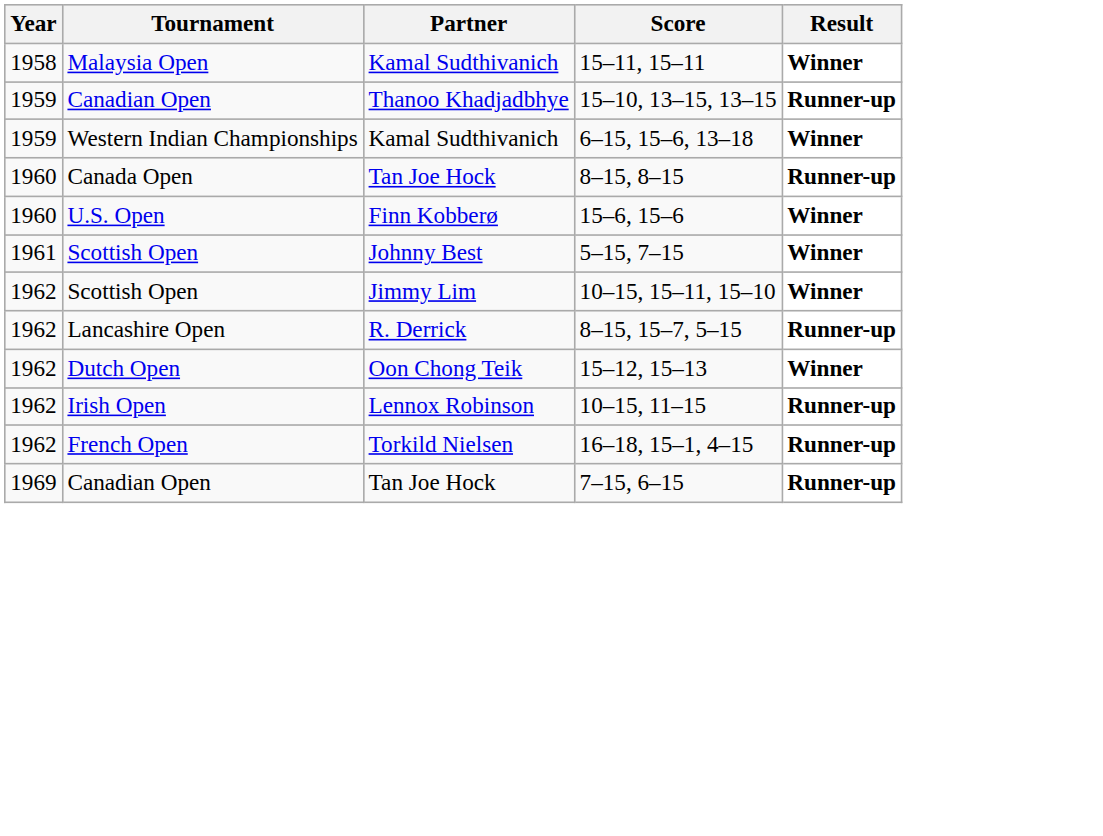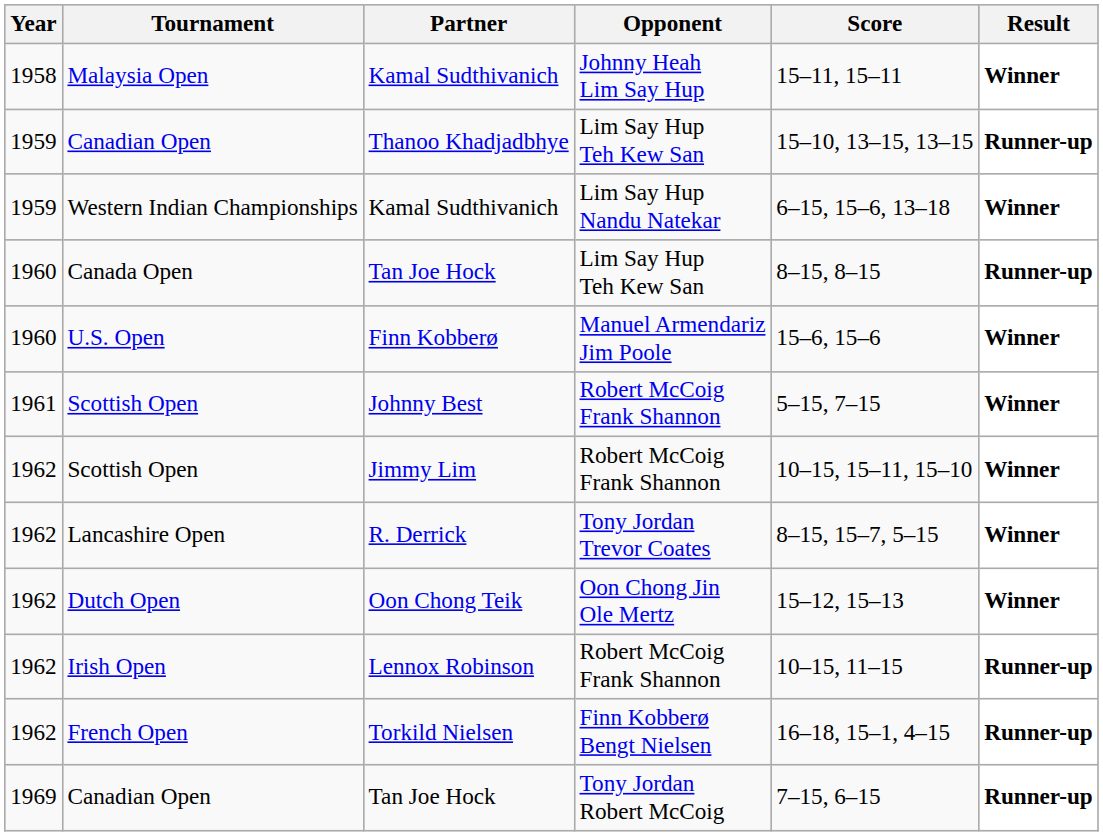+ column: (673, 24)
(842, 329) Runner-up -> (1022, 535) Winner
